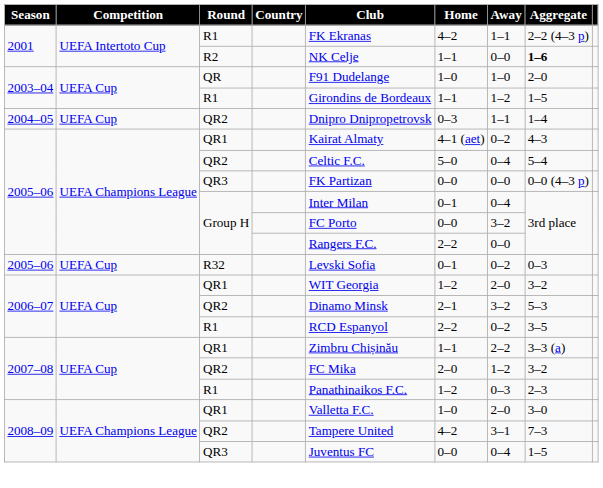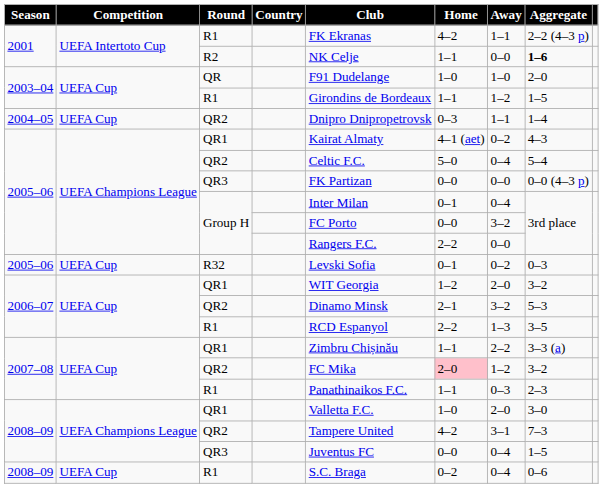(500, 327) 0–2 -> (500, 327) 1–3
(447, 368) no background -> (447, 368) pink background
(447, 389) 1–2 -> (447, 389) 1–1
+ row: (30, 472)
